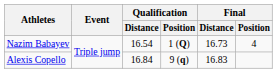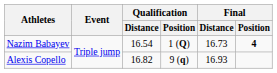(254, 44) normal -> (254, 44) bold
(142, 60) 16.84 -> (142, 60) 16.82
(216, 60) 16.83 -> (216, 60) 16.93
